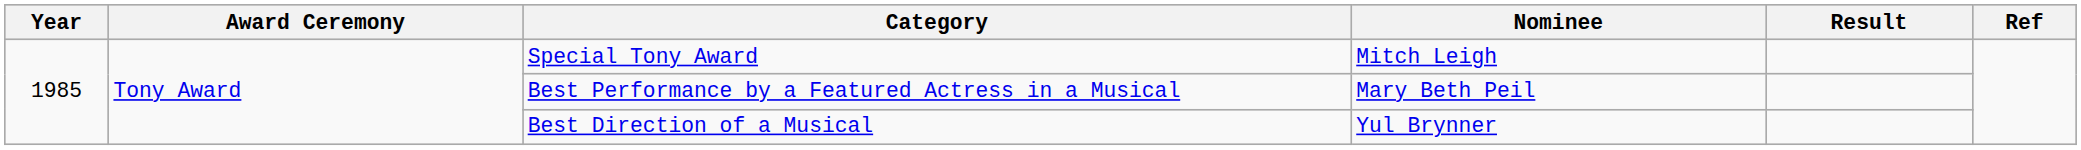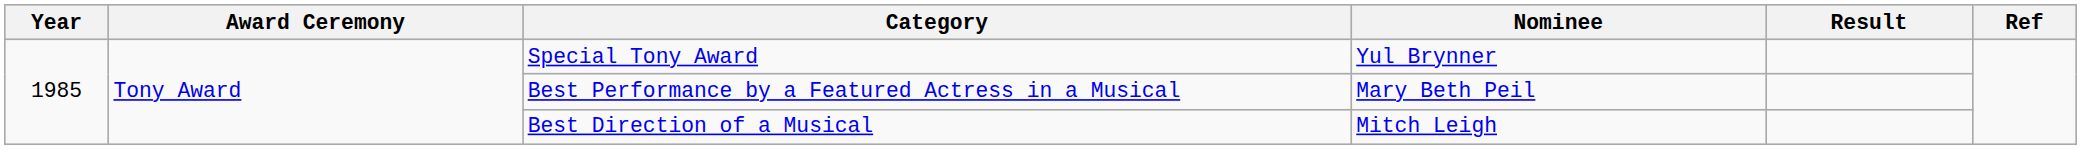(1427, 57) Mitch Leigh -> (1427, 57) Yul Brynner
(1427, 126) Yul Brynner -> (1427, 126) Mitch Leigh
